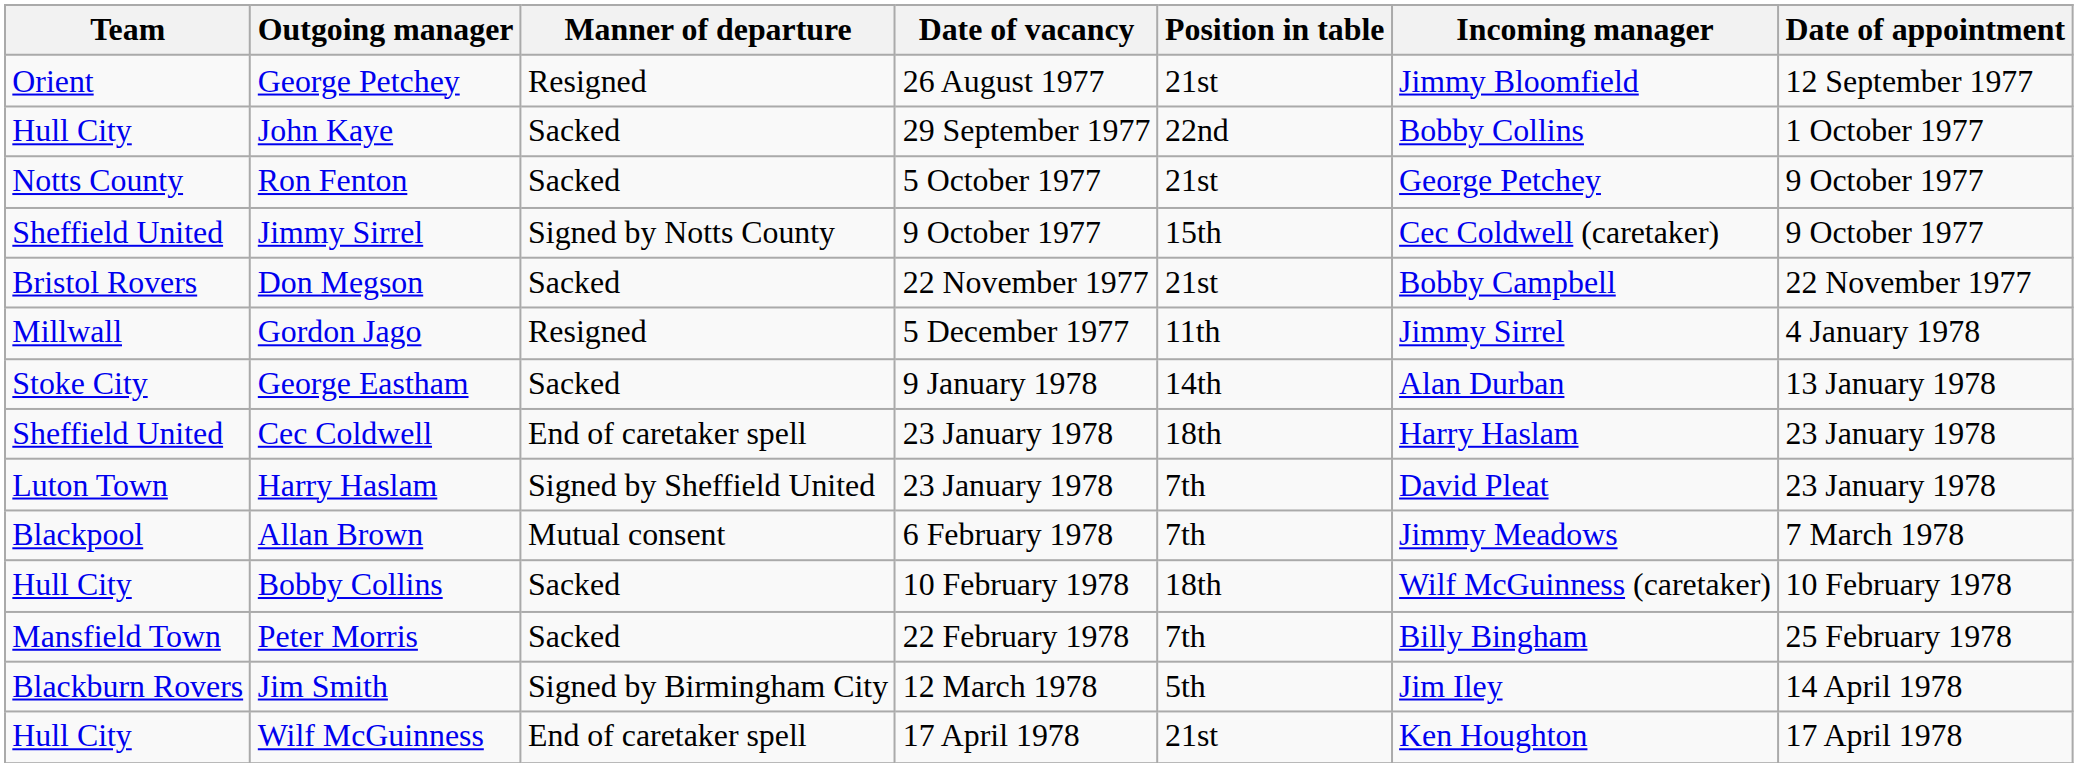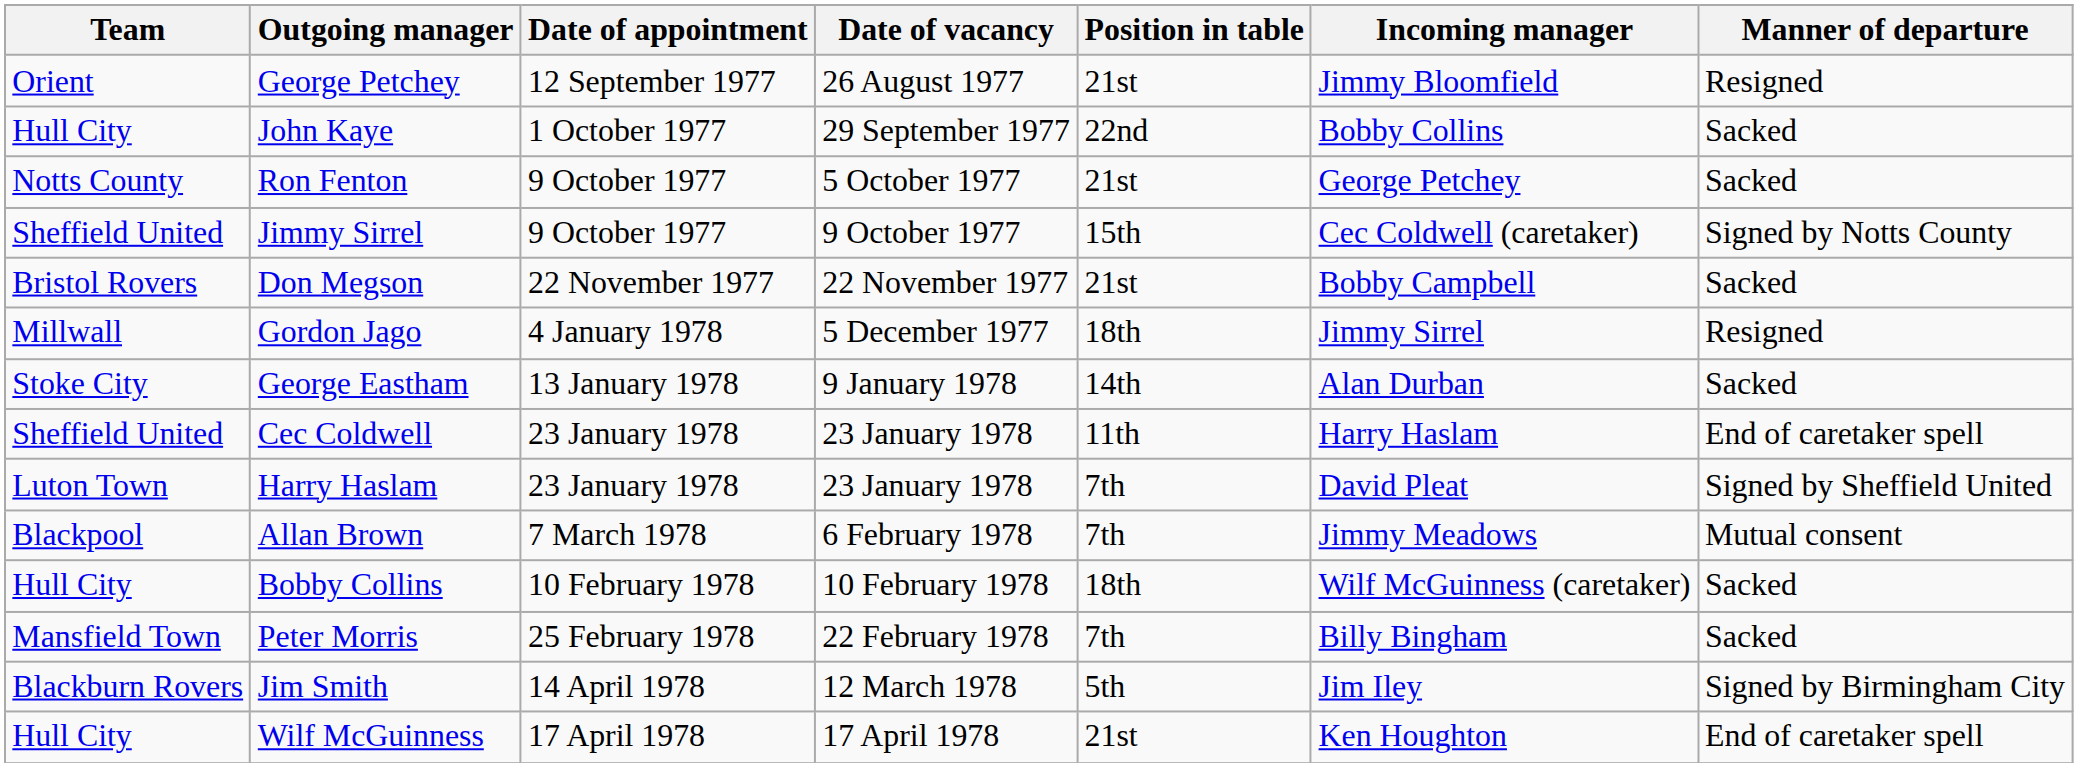columns swapped: (708, 29) <-> (1925, 29)
(1193, 332) 11th -> (1113, 332) 18th
(1193, 433) 18th -> (1112, 433) 11th
